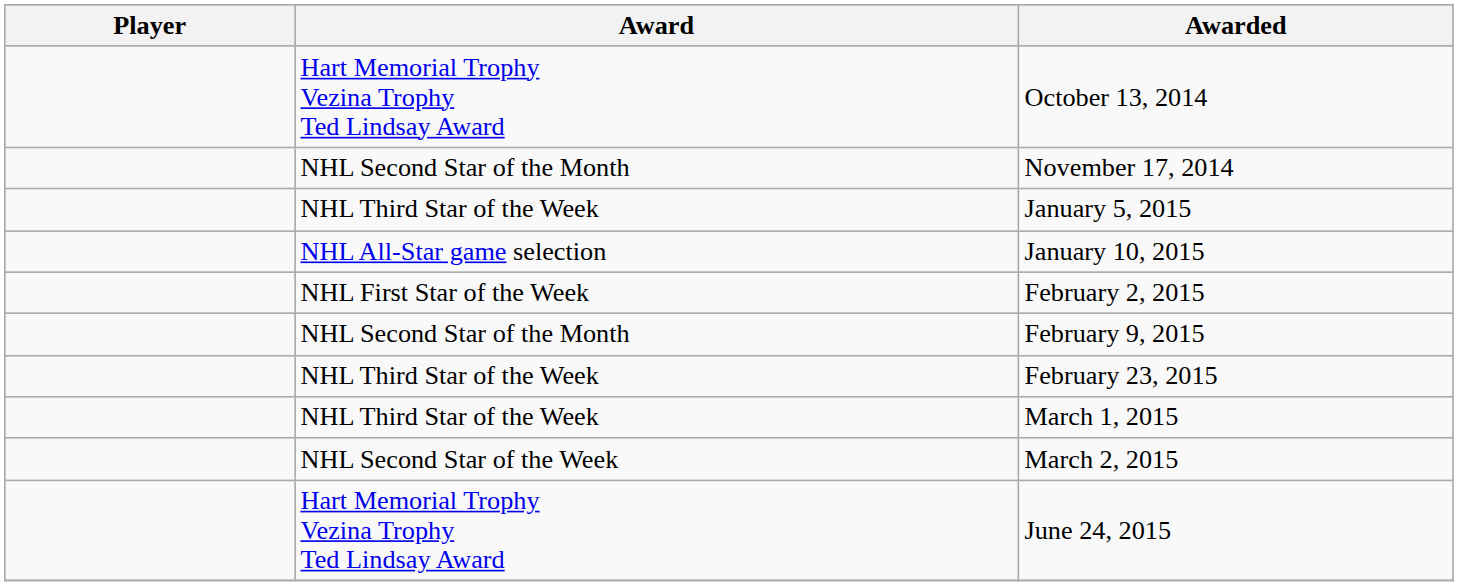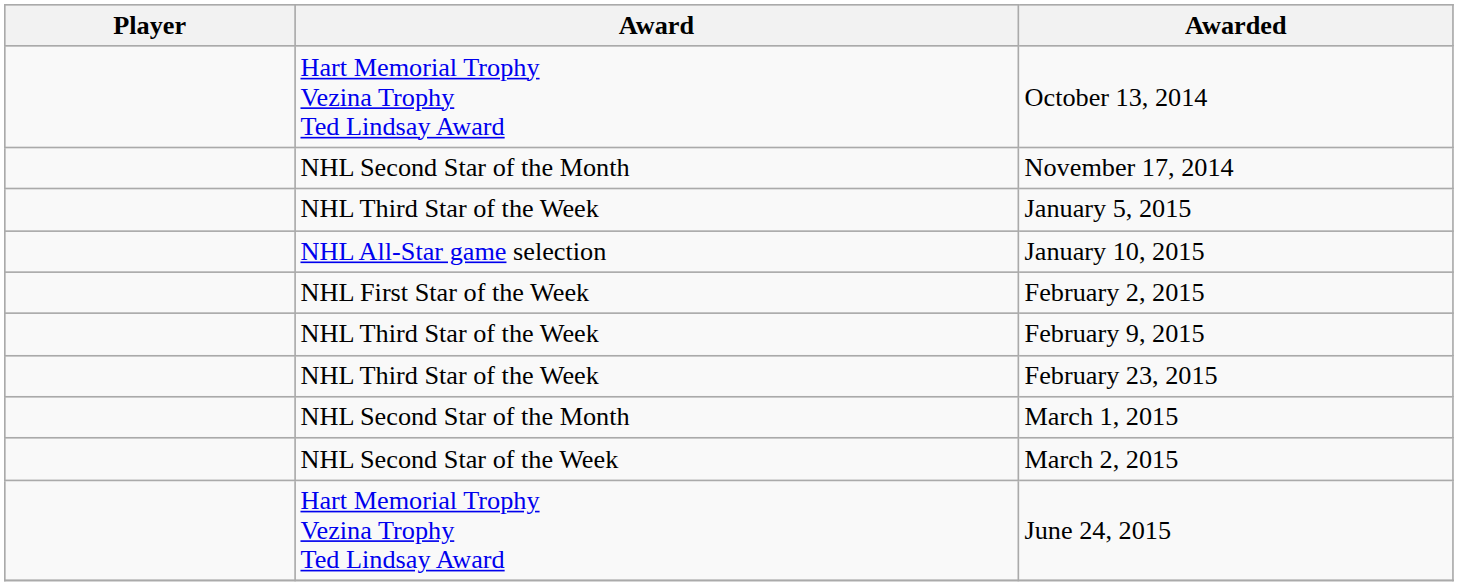(465, 334) NHL Second Star of the Month -> (450, 334) NHL Third Star of the Week
(450, 417) NHL Third Star of the Week -> (465, 417) NHL Second Star of the Month
